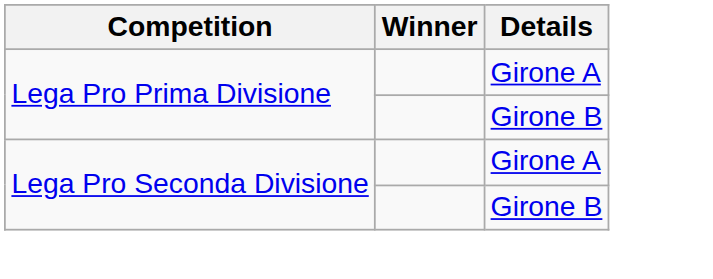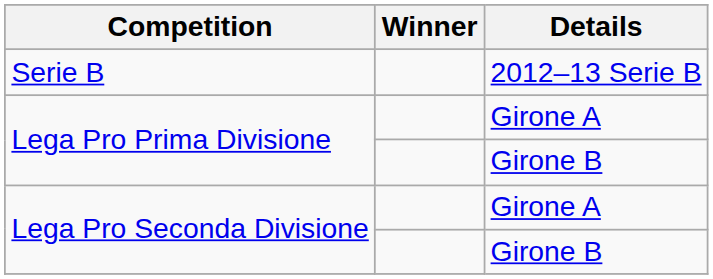+ row: (58, 71)
